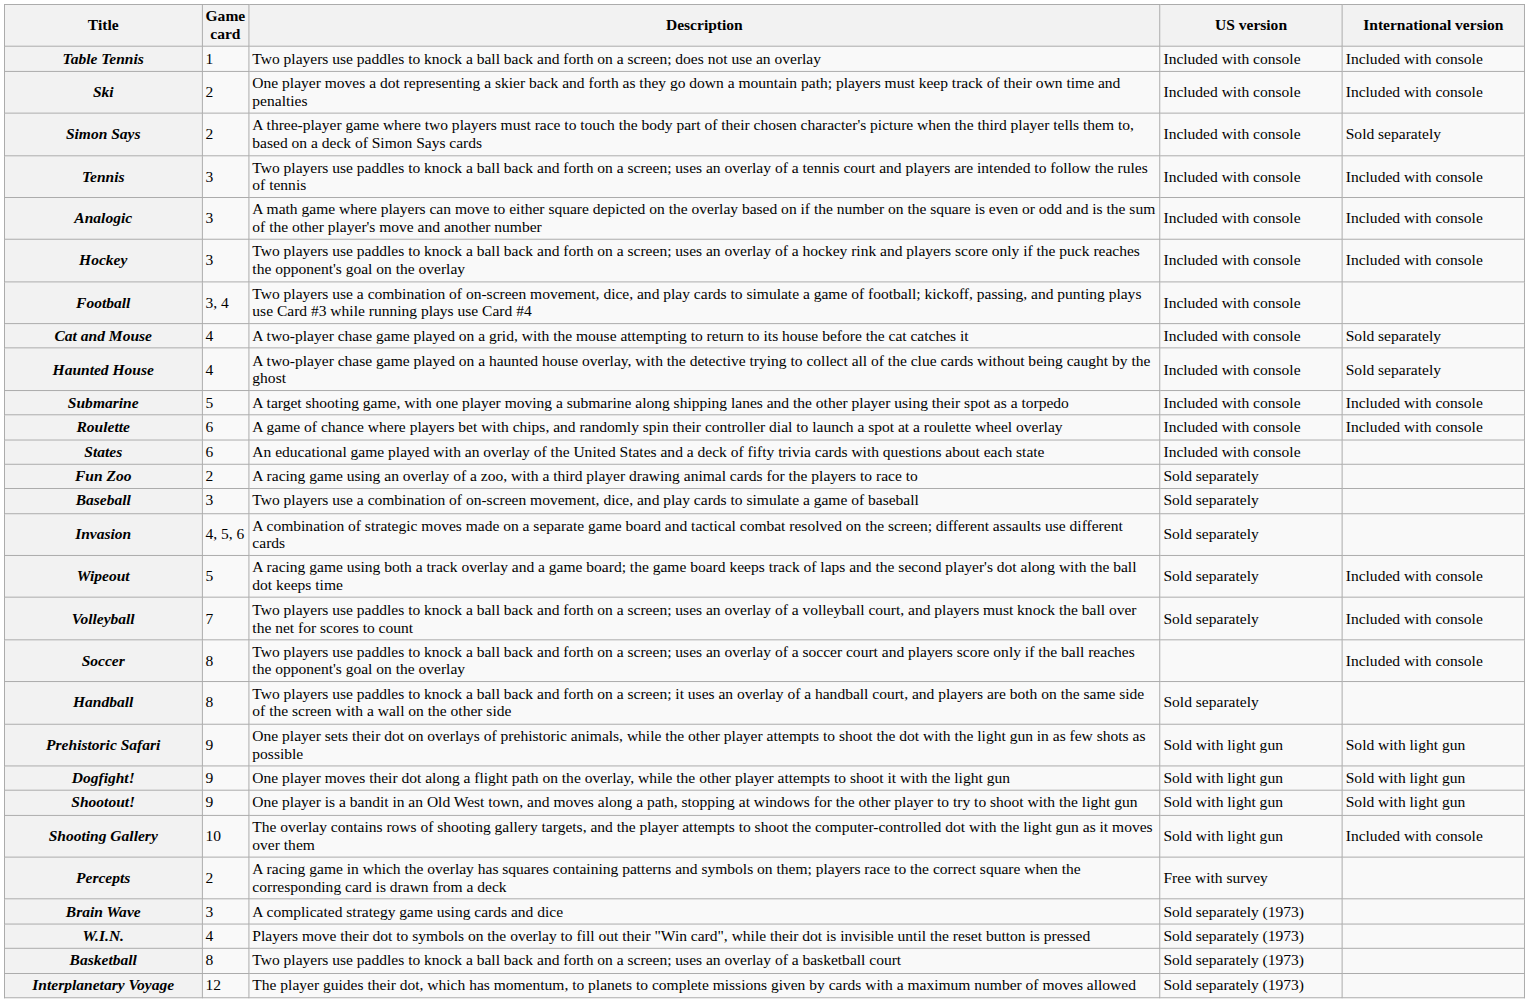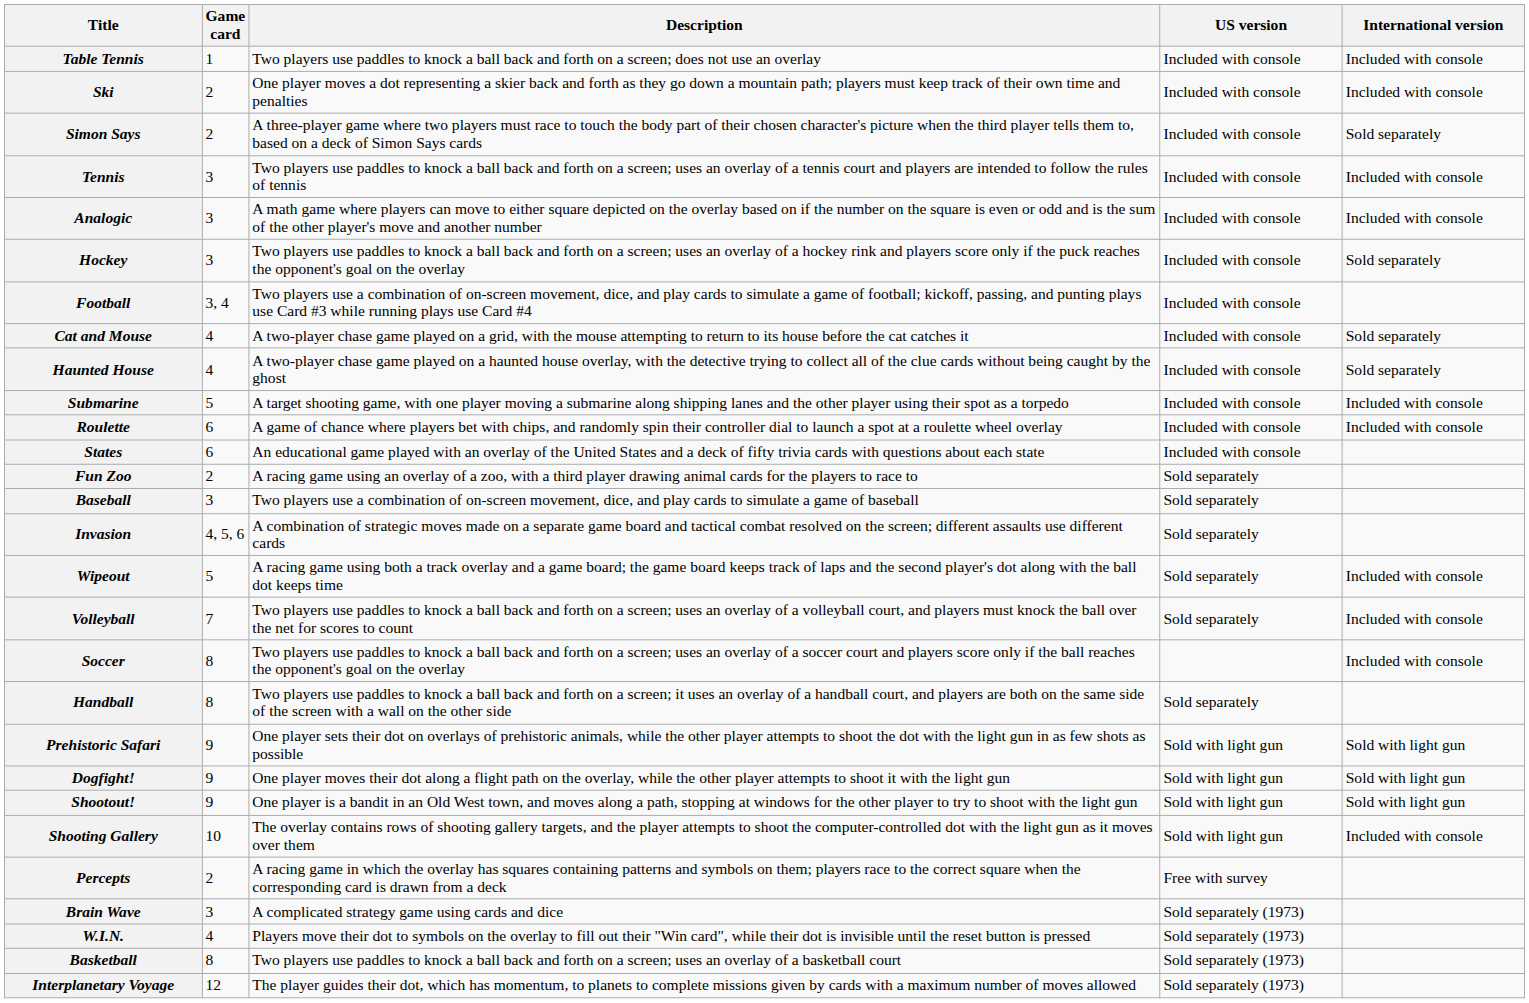(1414, 260) Included with console -> (1393, 260) Sold separately
